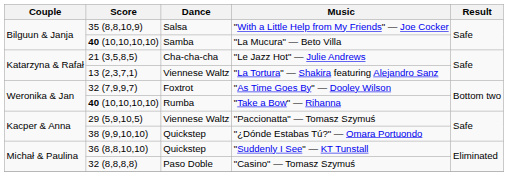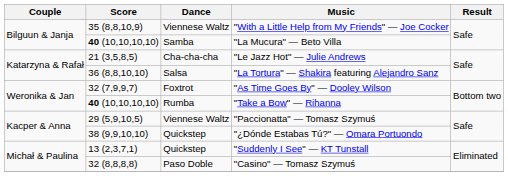(175, 27) Salsa -> (196, 27) Viennese Waltz
(113, 73) 13 (2,3,7,1) -> (118, 73) 36 (8,8,10,10)
(196, 73) Viennese Waltz -> (175, 73) Salsa
(118, 149) 36 (8,8,10,10) -> (113, 149) 13 (2,3,7,1)
